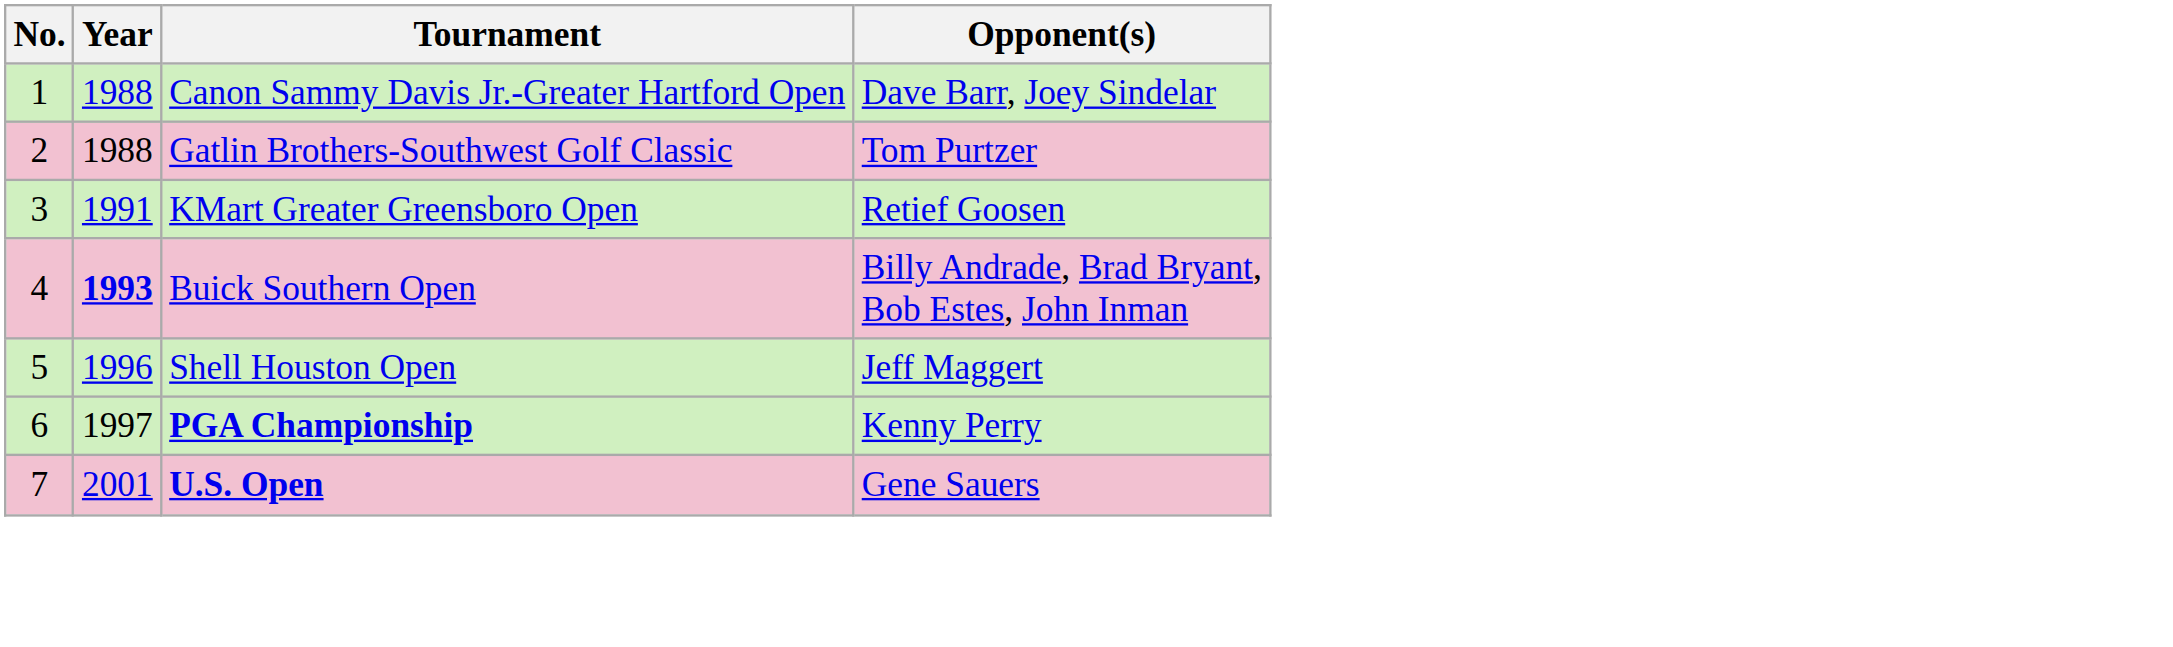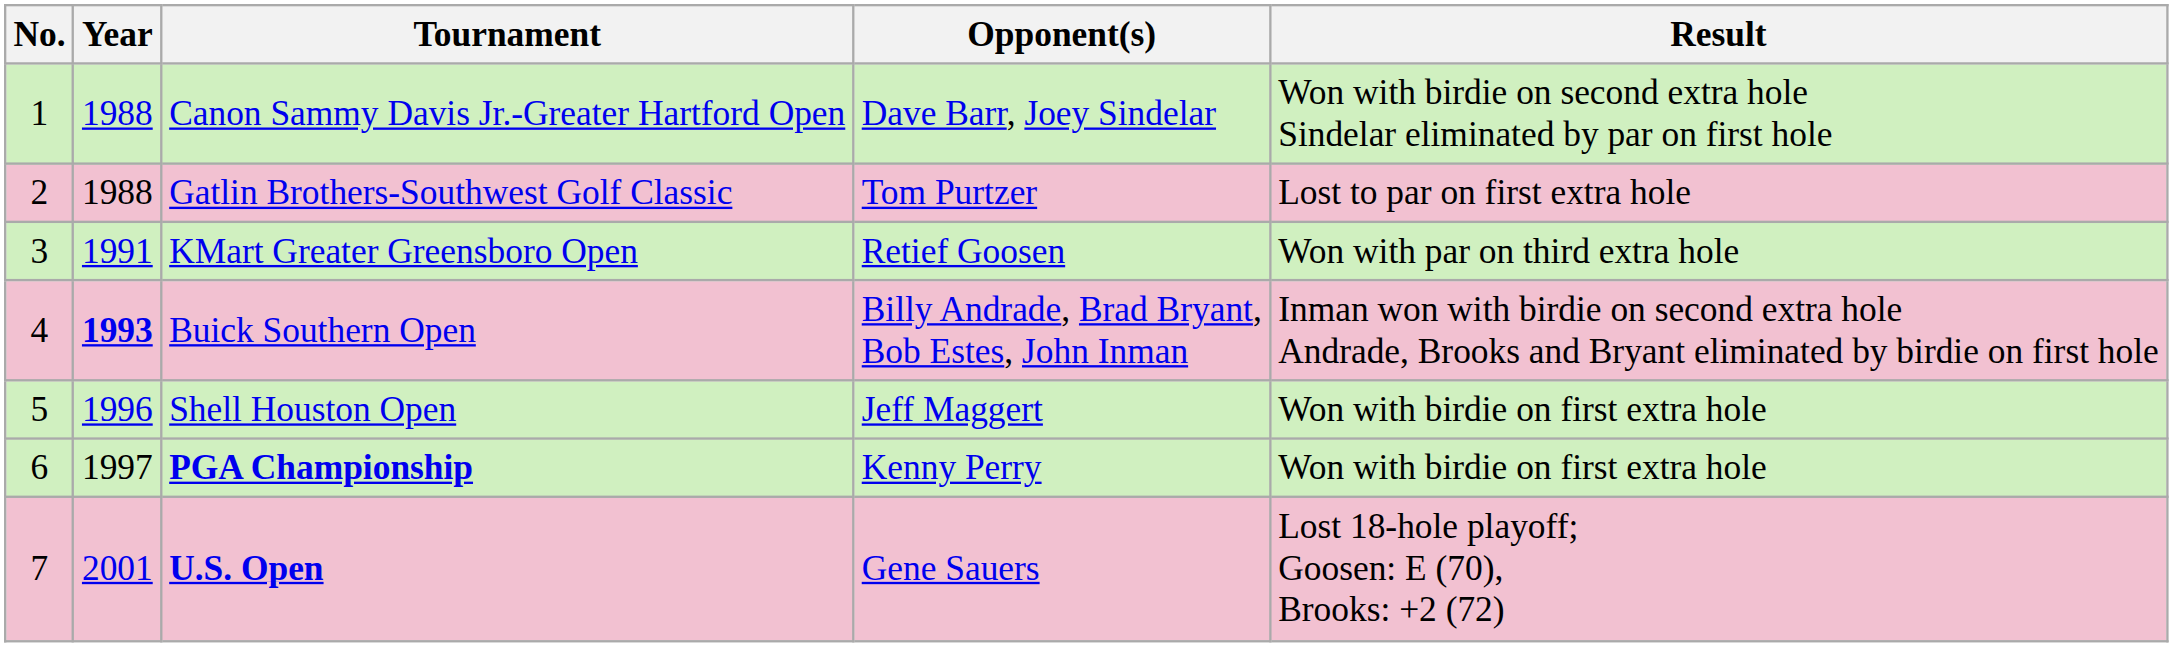+ column: (1718, 33)
